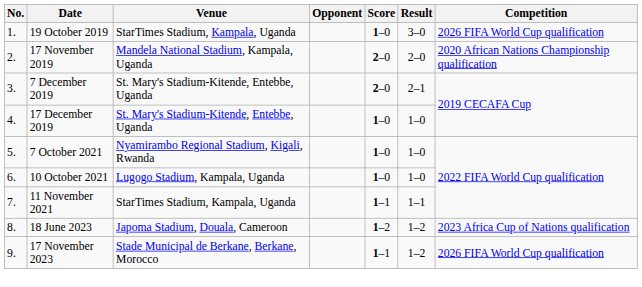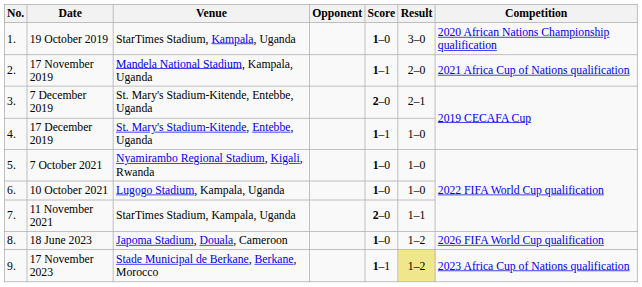(521, 32) 2026 FIFA World Cup qualification -> (524, 38) 2020 African Nations Championship qualification
(381, 57) 2–0 -> (381, 70) 1–1
(524, 57) 2020 African Nations Championship qualification -> (534, 70) 2021 Africa Cup of Nations qualification
(381, 120) 1–0 -> (381, 133) 1–1
(381, 202) 1–1 -> (381, 215) 2–0
(381, 227) 1–2 -> (381, 240) 1–0
(534, 227) 2023 Africa Cup of Nations qualification -> (521, 240) 2026 FIFA World Cup qualification
(417, 252) no background -> (417, 265) khaki background
(521, 252) 2026 FIFA World Cup qualification -> (534, 265) 2023 Africa Cup of Nations qualification
